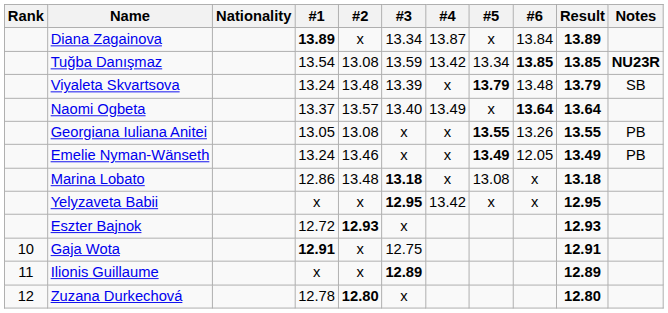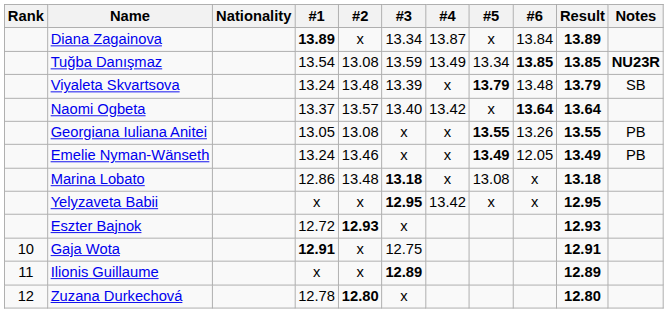(447, 62) 13.42 -> (447, 62) 13.49
(447, 109) 13.49 -> (447, 109) 13.42
